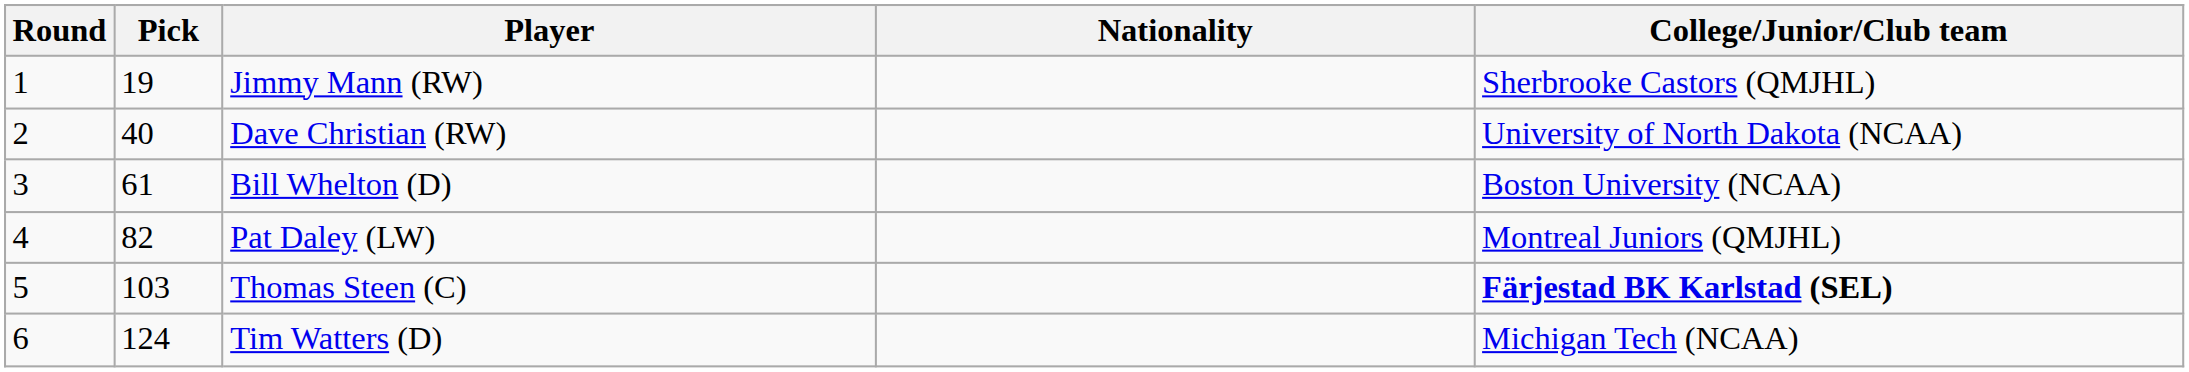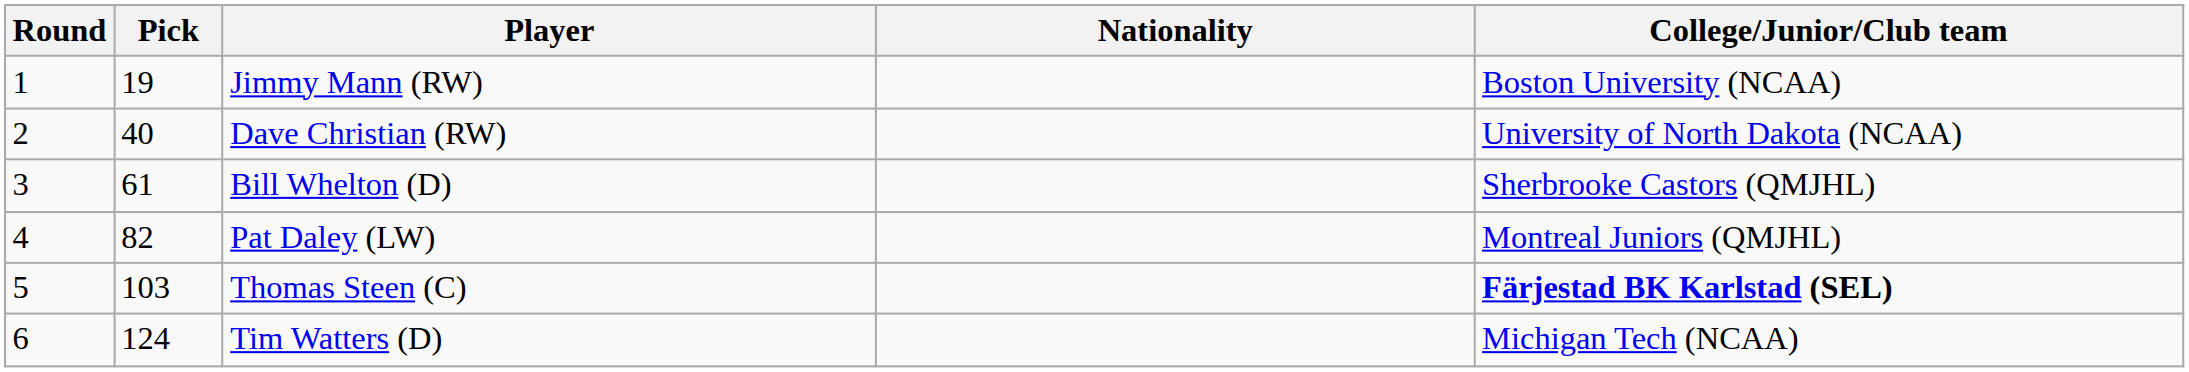(1679, 81) Sherbrooke Castors (QMJHL) -> (1662, 81) Boston University (NCAA)
(1662, 184) Boston University (NCAA) -> (1679, 184) Sherbrooke Castors (QMJHL)
